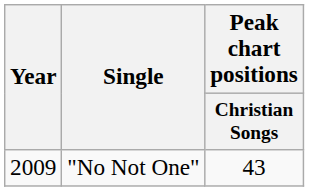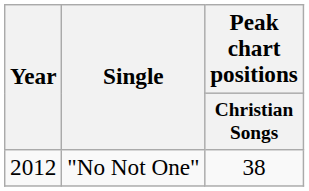(33, 167) 2009 -> (33, 167) 2012
(254, 167) 43 -> (254, 167) 38
